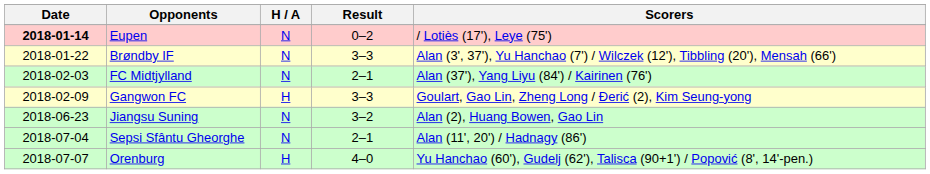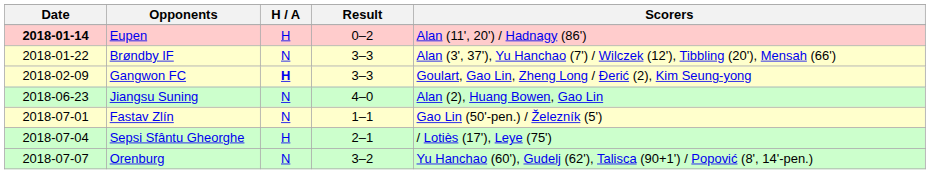(286, 35) N -> (286, 35) H
(484, 35) / Lotiès (17'), Leye (75') -> (502, 35) Alan (11', 20') / Hadnagy (86')
- row: (151, 76)
(286, 96) normal -> (286, 76) bold
(362, 117) 3–2 -> (362, 96) 4–0
+ row: (142, 117)
(286, 138) N -> (286, 138) H
(502, 138) Alan (11', 20') / Hadnagy (86') -> (484, 138) / Lotiès (17'), Leye (75')
(286, 158) H -> (286, 158) N
(362, 158) 4–0 -> (362, 158) 3–2
